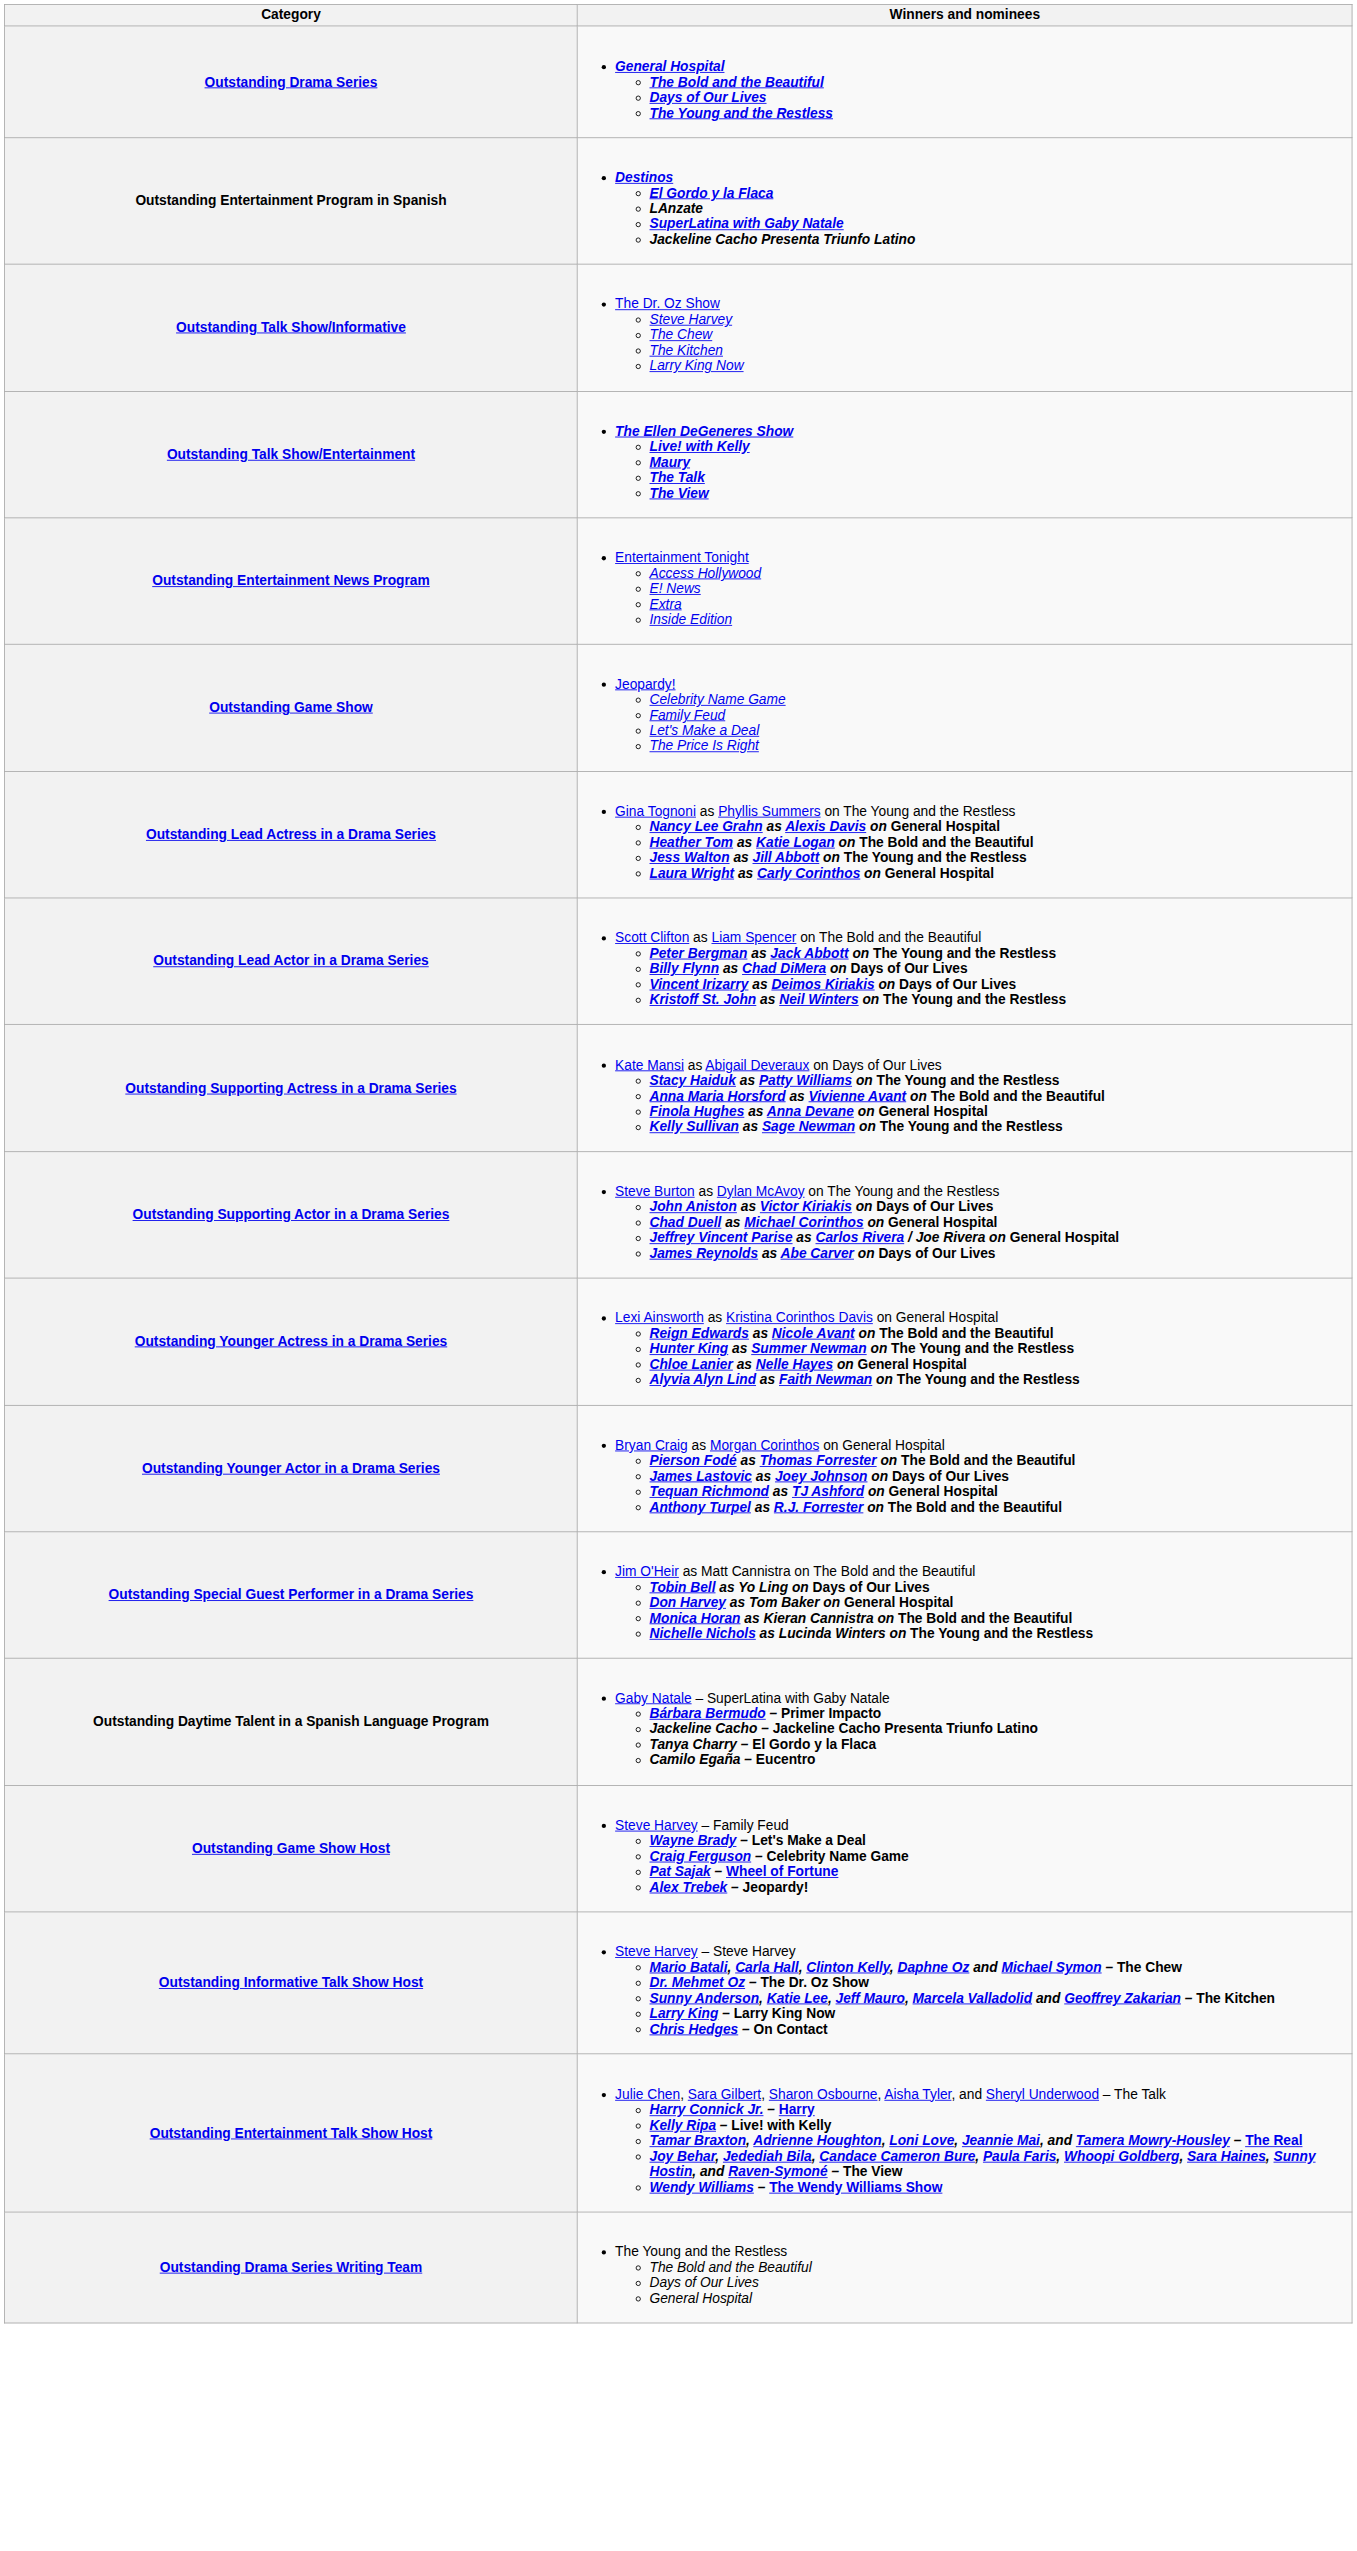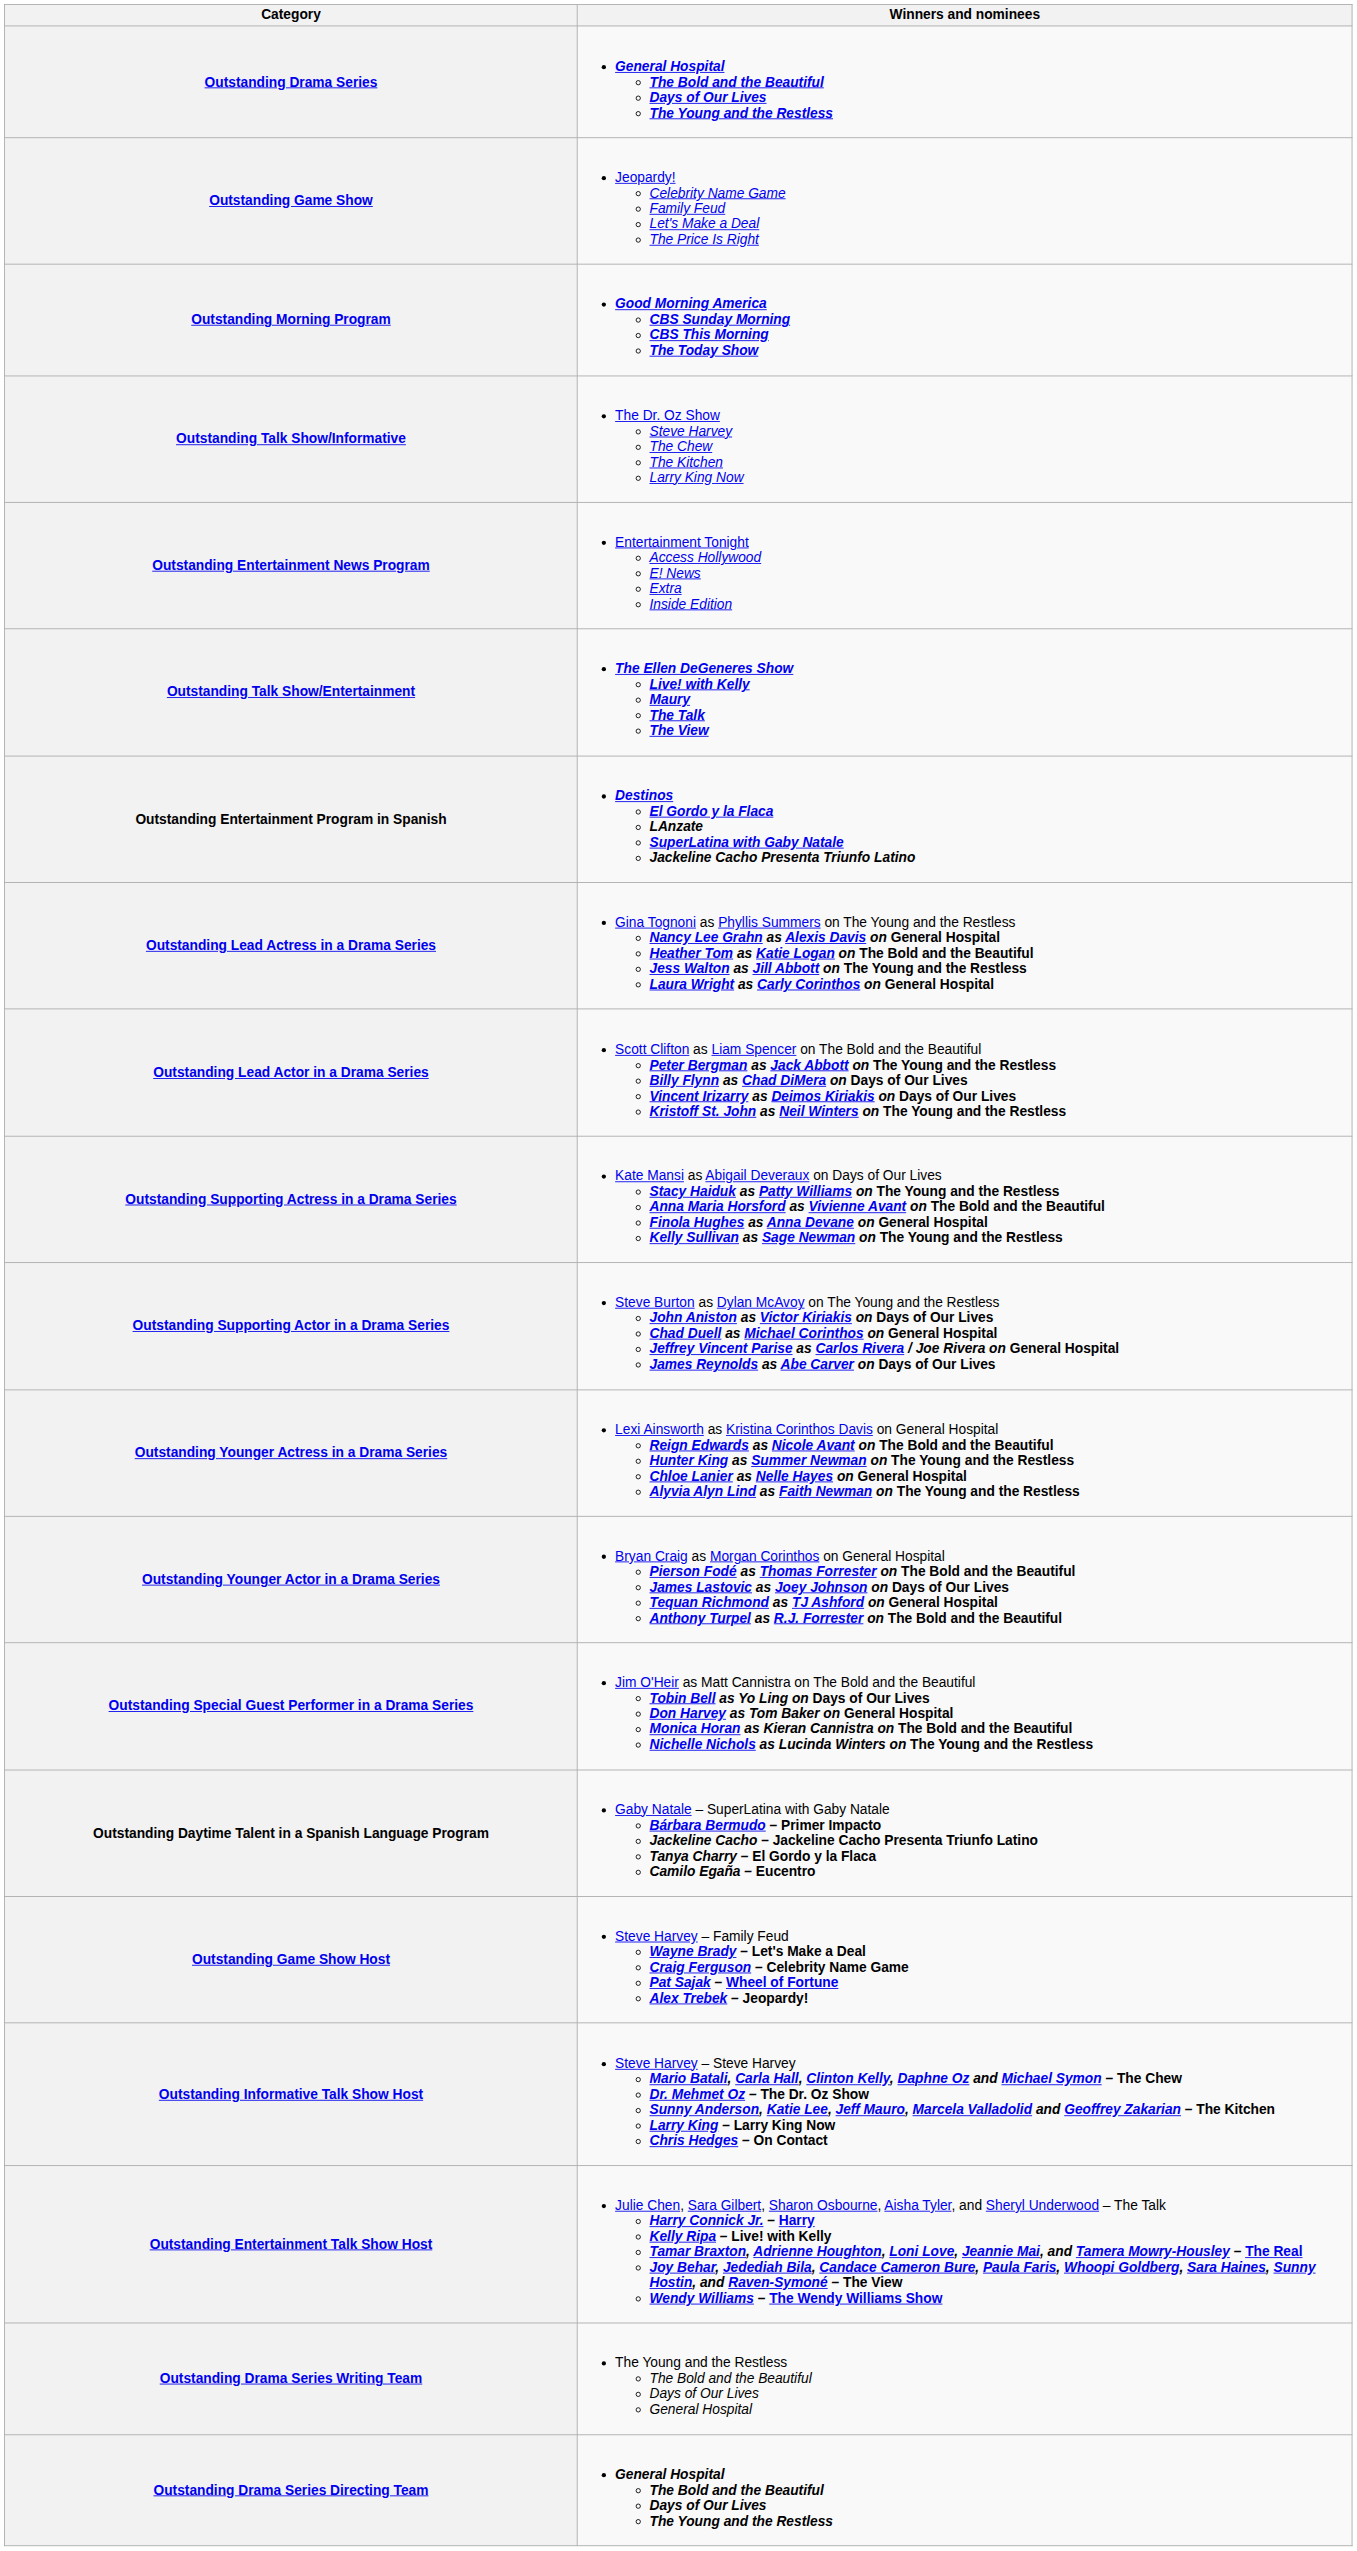rows swapped: (291, 707) <-> (291, 200)
+ row: (291, 319)
rows swapped: (291, 454) <-> (291, 581)
+ row: (291, 2490)
